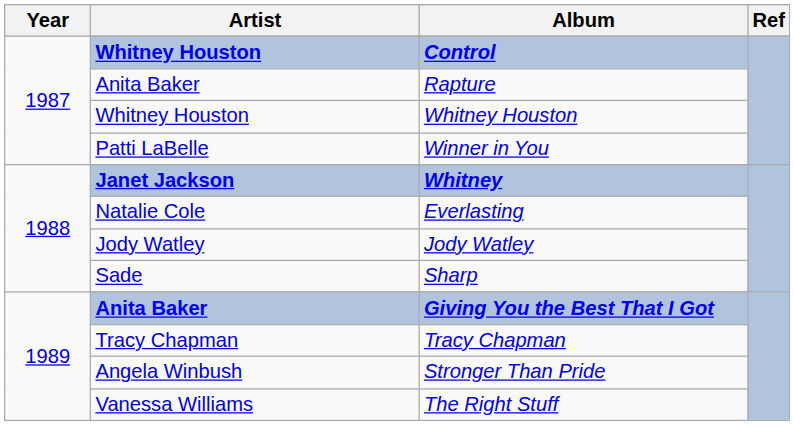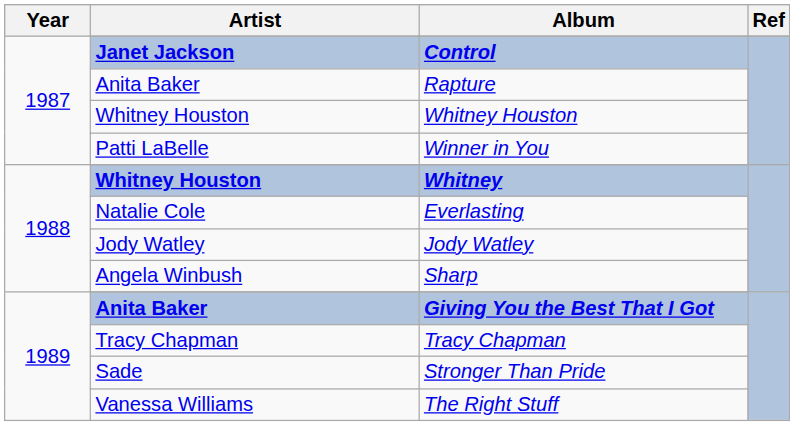(178, 52) Whitney Houston -> (165, 52) Janet Jackson
(165, 180) Janet Jackson -> (178, 180) Whitney Houston
(119, 276) Sade -> (169, 276) Angela Winbush
(169, 372) Angela Winbush -> (119, 372) Sade
